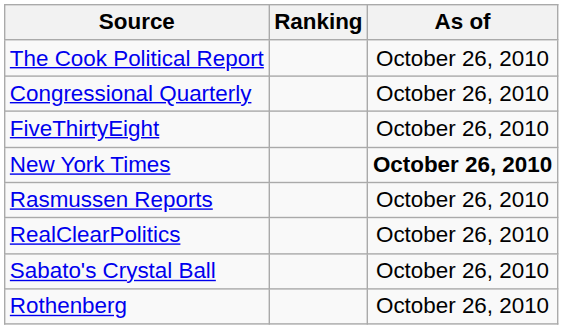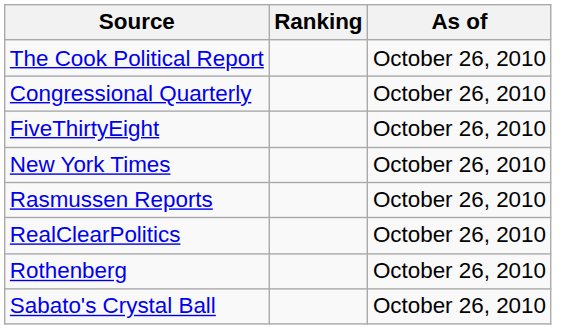(463, 164) bold -> (459, 164) normal
rows swapped: (68, 306) <-> (113, 270)
